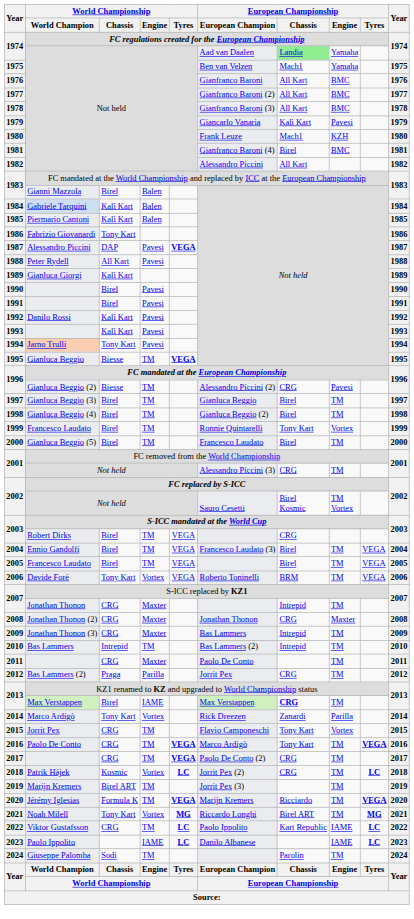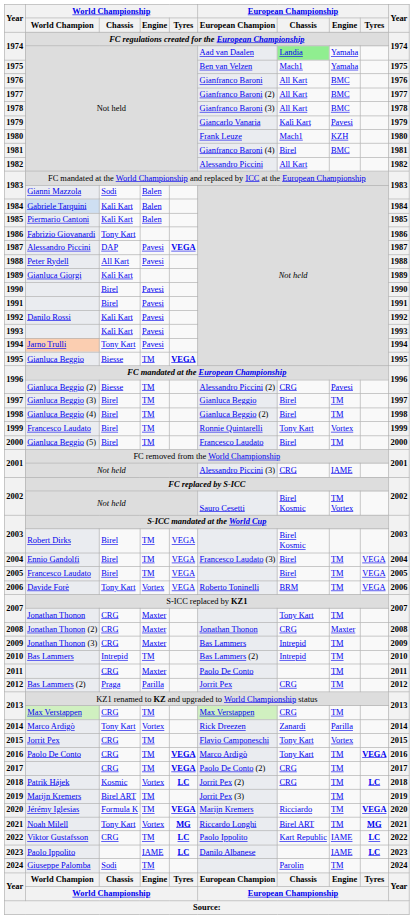(110, 191) Birel -> (109, 191) Sodi
(337, 470) TM -> (342, 470) IAME
(288, 535) CRG -> (293, 540) Birel Kosmic
(293, 605) Intrepid -> (297, 615) Tony Kart
(110, 702) Birel -> (110, 712) CRG
(153, 702) IAME -> (148, 712) TM
(289, 702) bold -> (288, 712) normal
